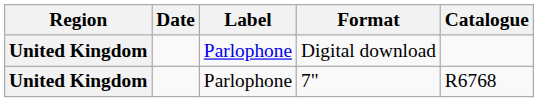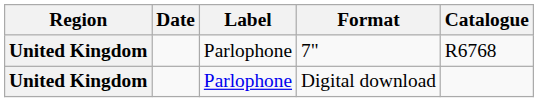rows swapped: (368, 50) <-> (310, 81)
